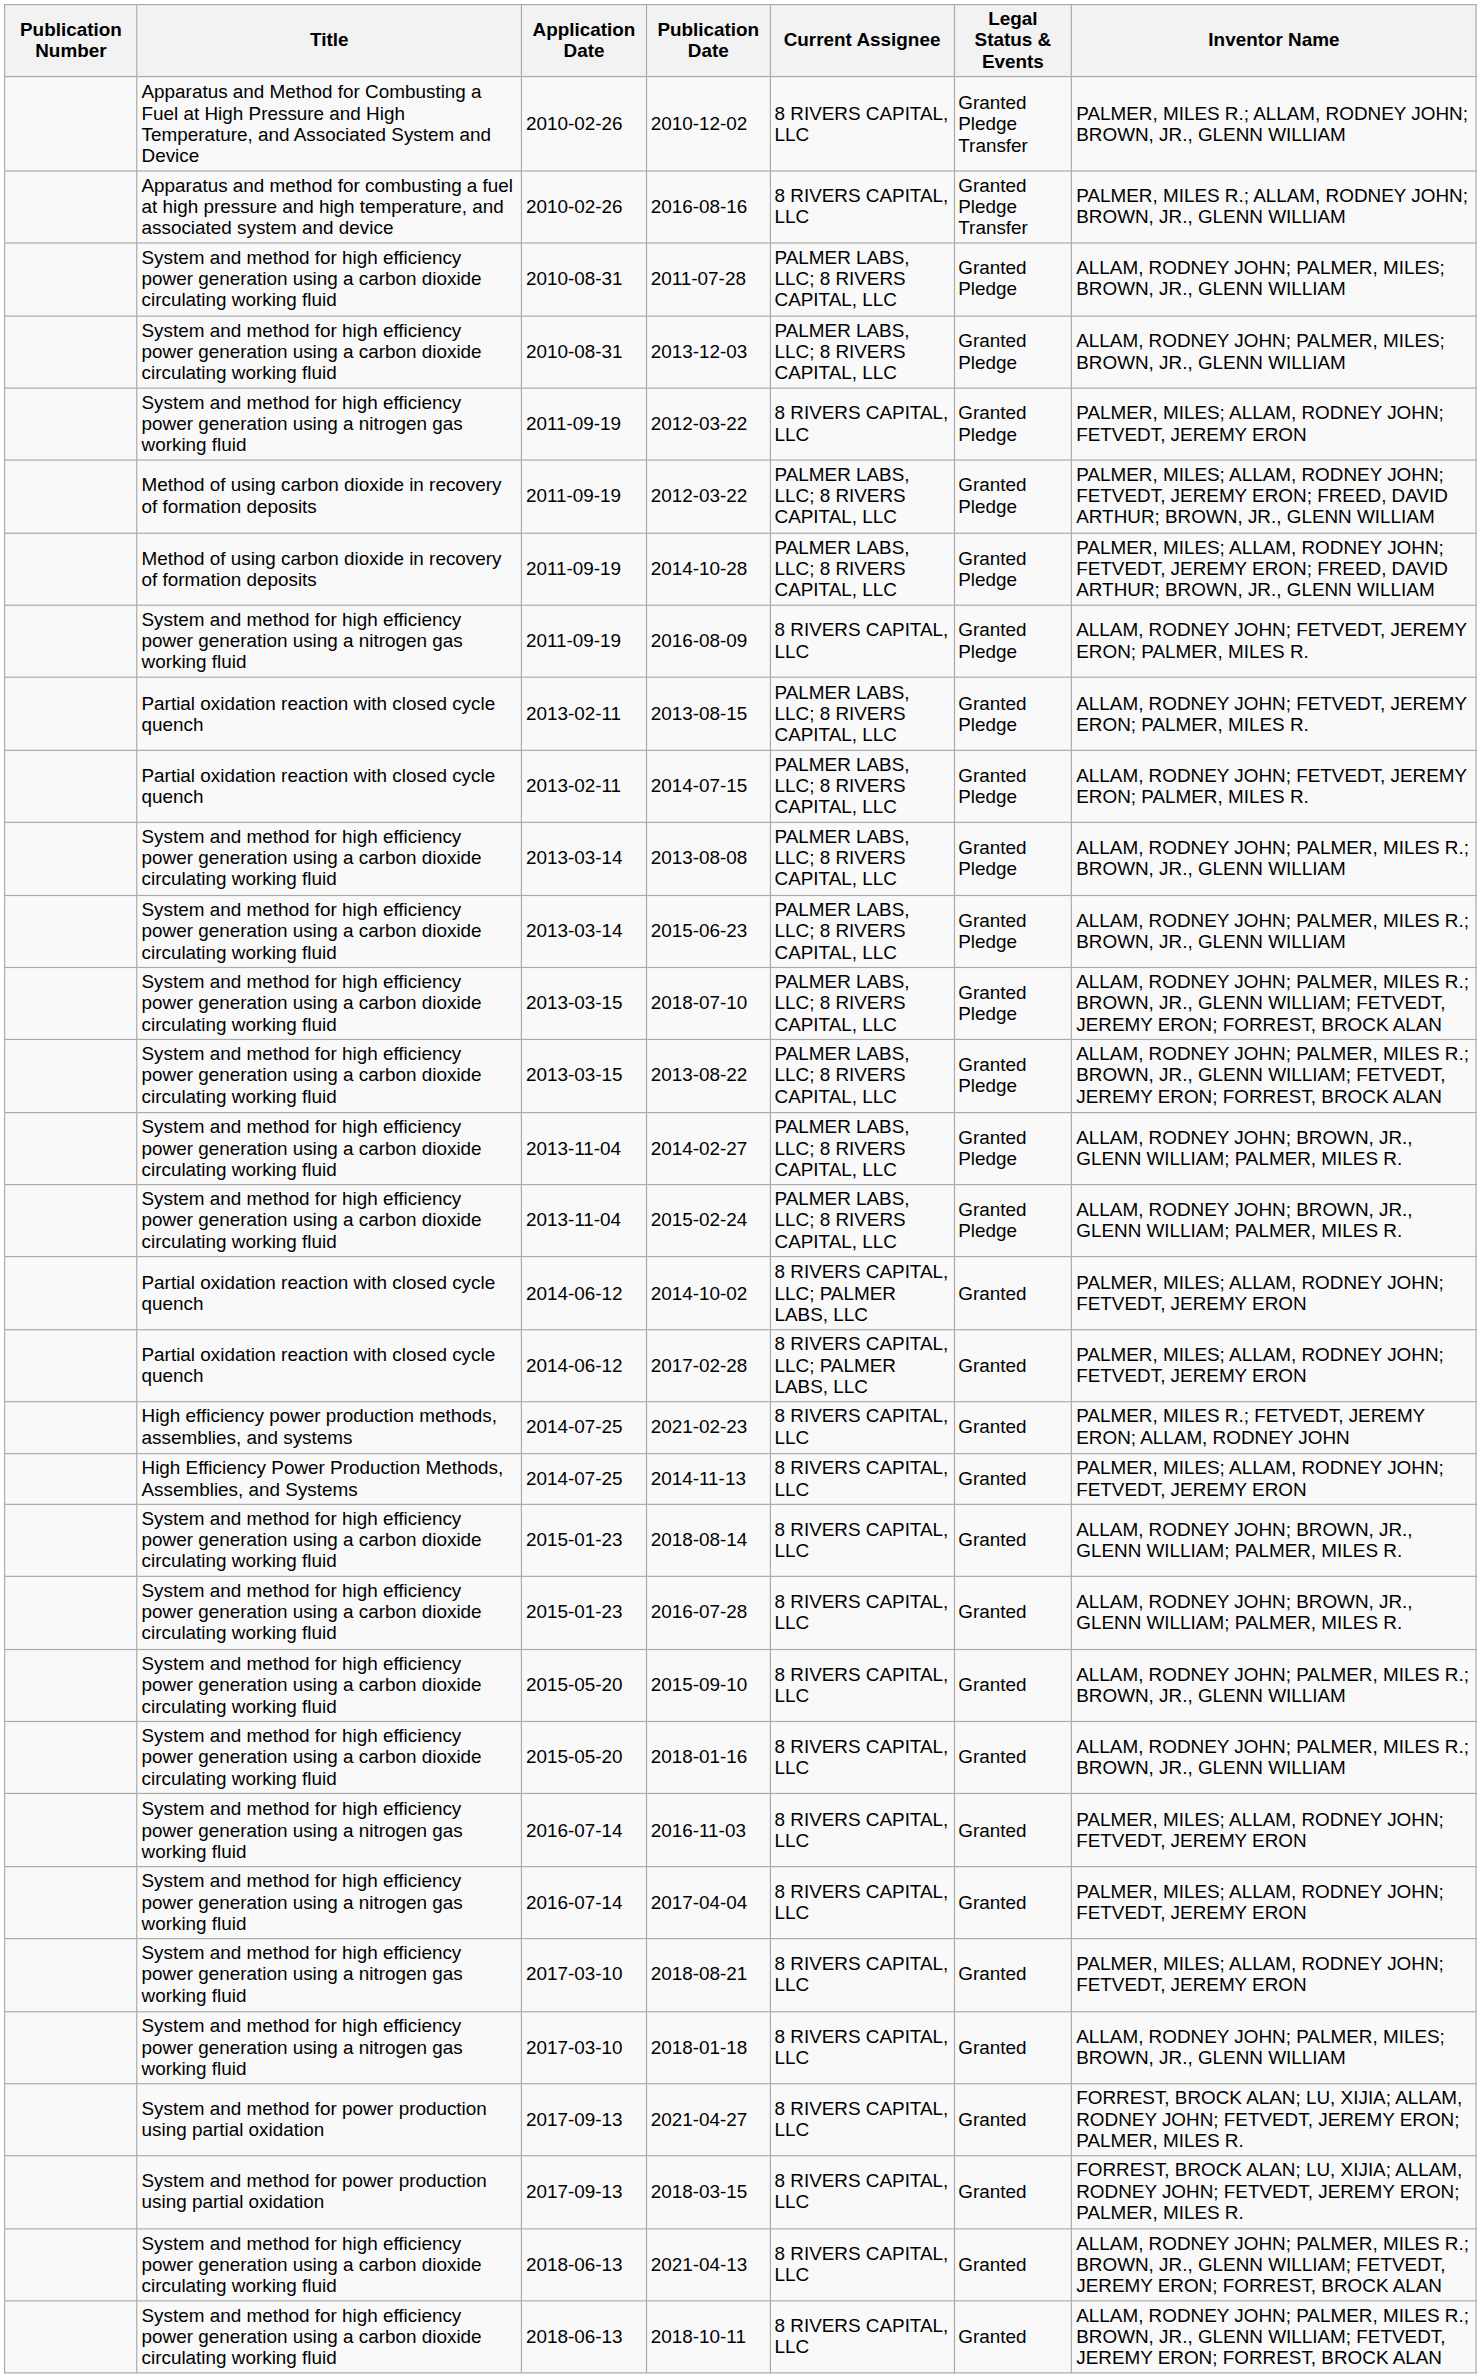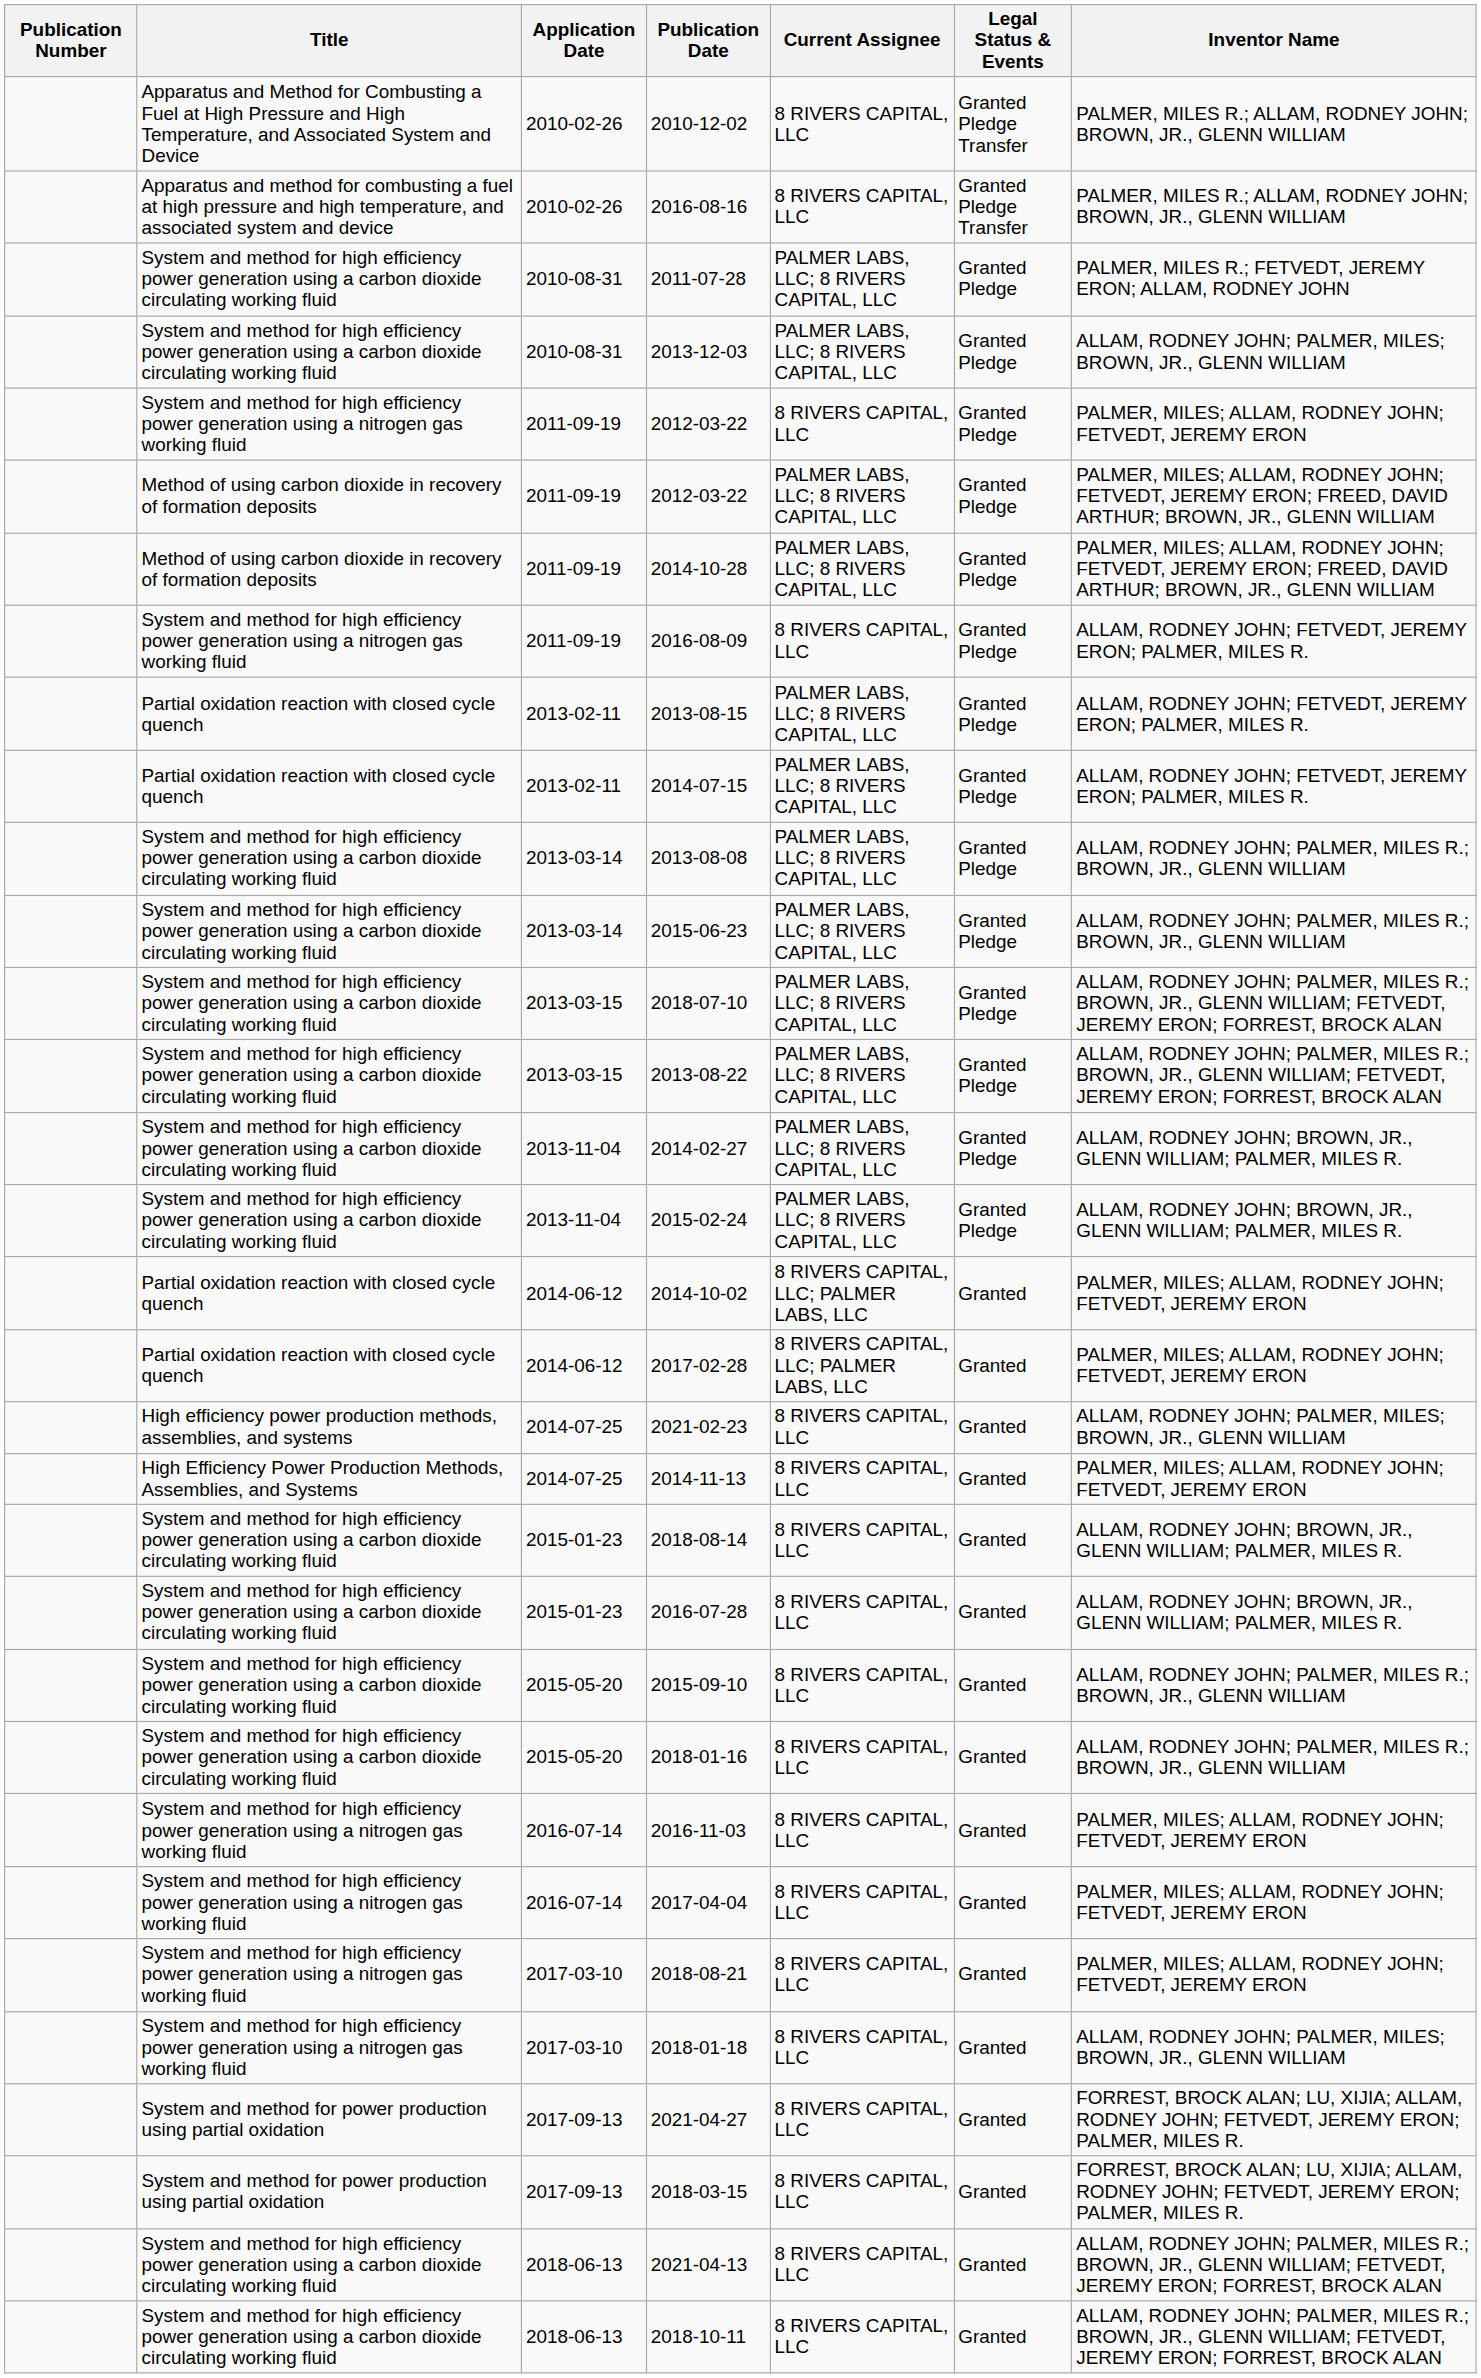(1261, 279) ALLAM, RODNEY JOHN; PALMER, MILES; BROWN, JR., GLENN WILLIAM -> (1251, 279) PALMER, MILES R.; FETVEDT, JEREMY ERON; ALLAM, RODNEY JOHN
(1251, 1427) PALMER, MILES R.; FETVEDT, JEREMY ERON; ALLAM, RODNEY JOHN -> (1261, 1427) ALLAM, RODNEY JOHN; PALMER, MILES; BROWN, JR., GLENN WILLIAM
